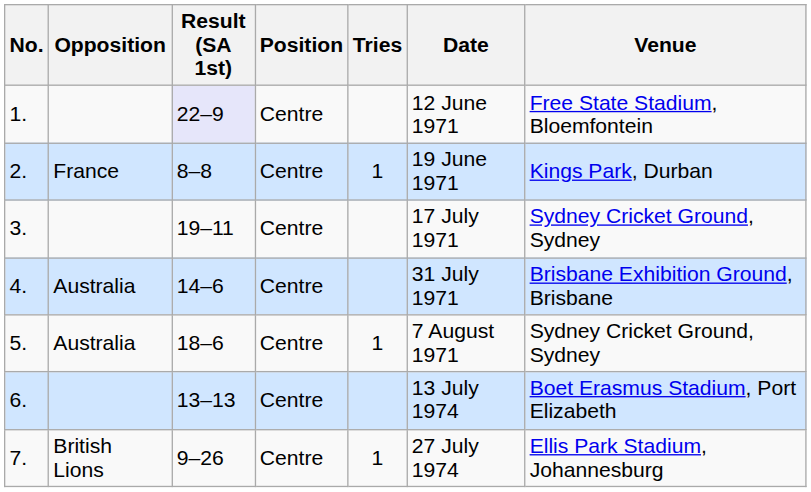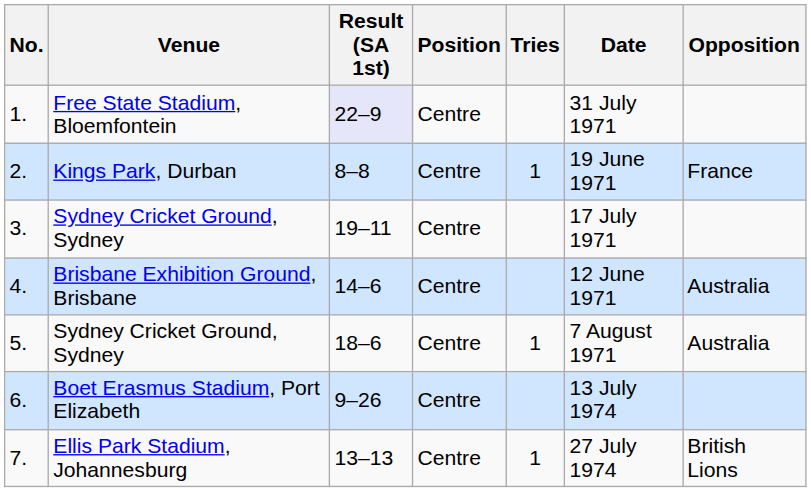columns swapped: (110, 45) <-> (665, 45)
(449, 114) 12 June 1971 -> (603, 114) 31 July 1971
(445, 285) 31 July 1971 -> (607, 285) 12 June 1971
(206, 400) 13–13 -> (358, 400) 9–26
(200, 457) 9–26 -> (364, 457) 13–13
